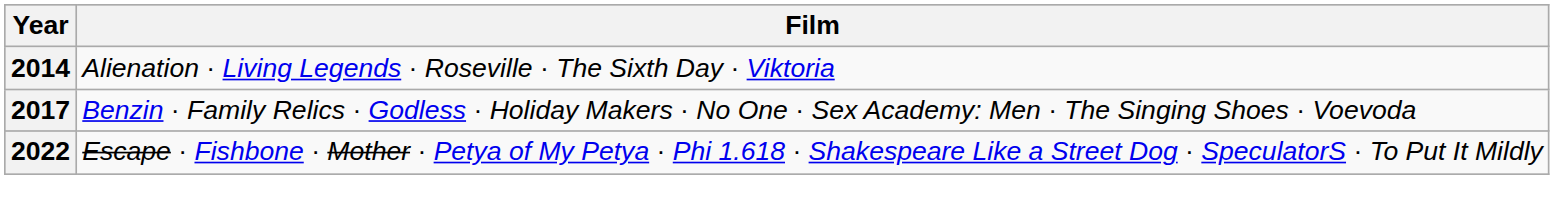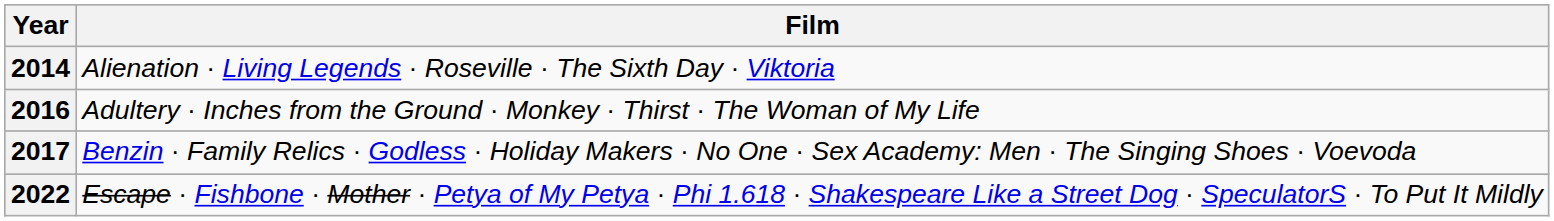+ row: (40, 109)
